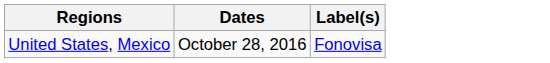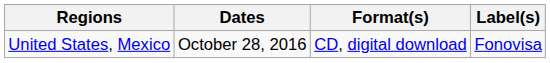+ column: (390, 17)
